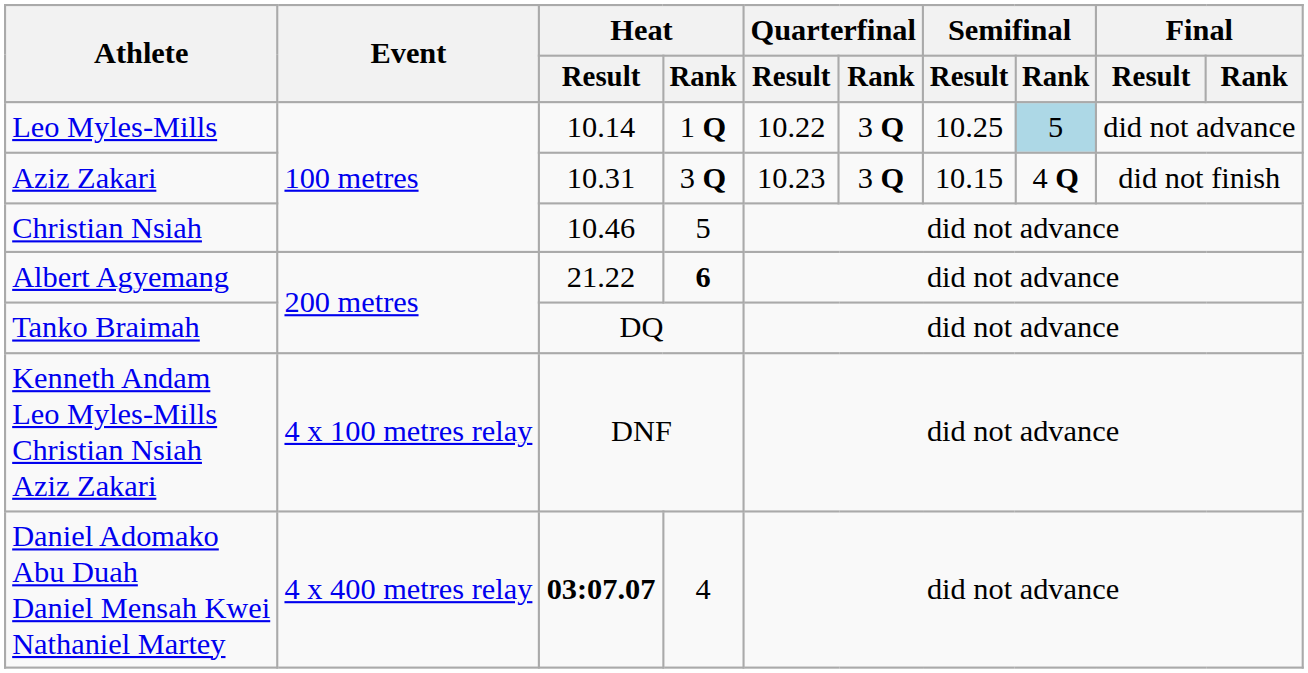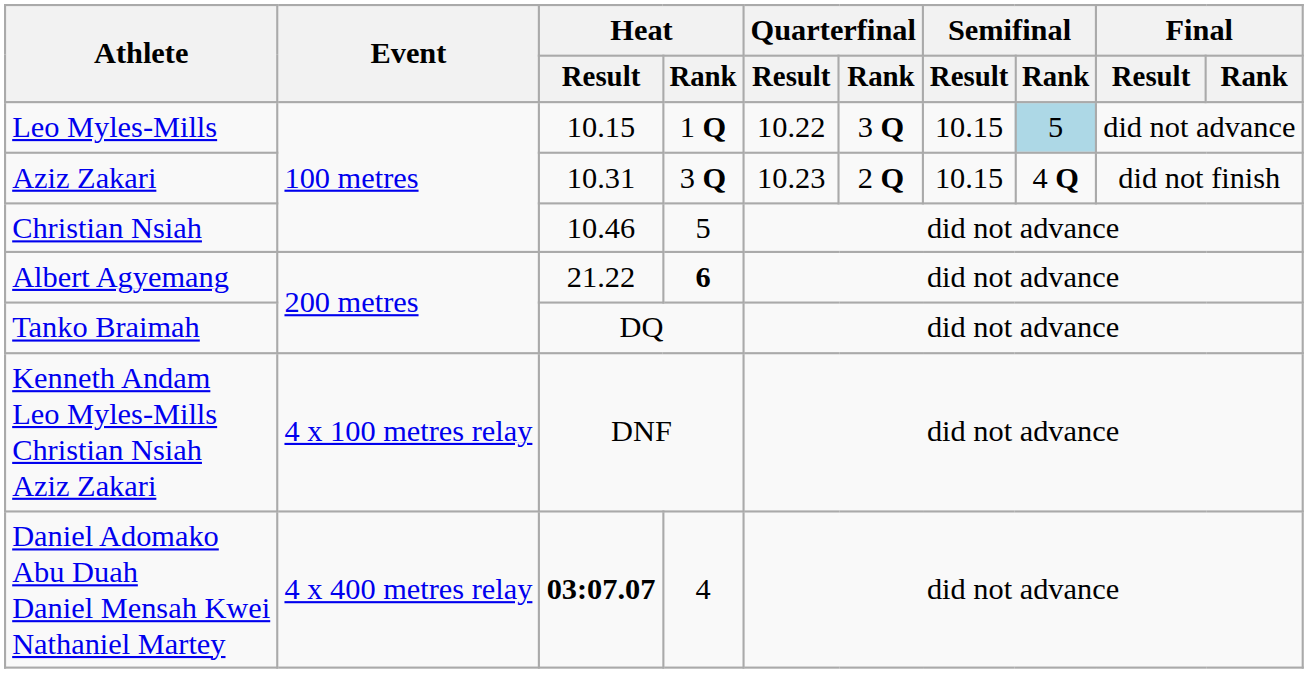(601, 127) 10.14 -> (601, 127) 10.15
(969, 127) 10.25 -> (969, 127) 10.15
(881, 177) 3 Q -> (881, 177) 2 Q
